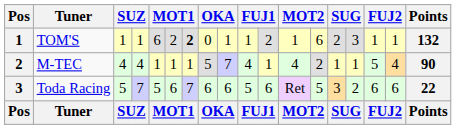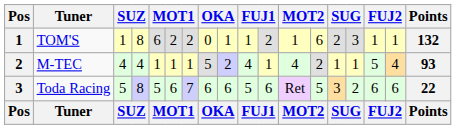(140, 40) 1 -> (140, 40) 8
(190, 40) bold -> (190, 40) normal
(228, 64) 7 -> (228, 64) 2
(428, 64) 90 -> (428, 64) 93
(140, 88) 7 -> (140, 88) 8
